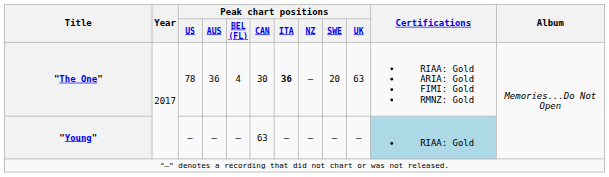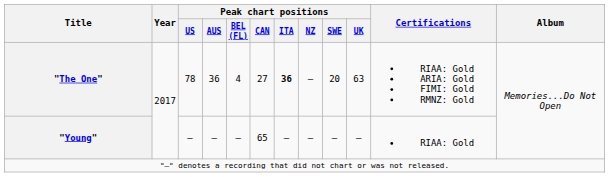(262, 79) 30 -> (262, 79) 27
(262, 138) 63 -> (262, 138) 65
(433, 143) lightblue background -> (433, 143) no background
